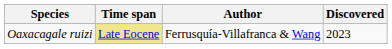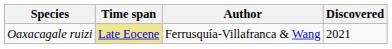(338, 33) 2023 -> (338, 33) 2021
